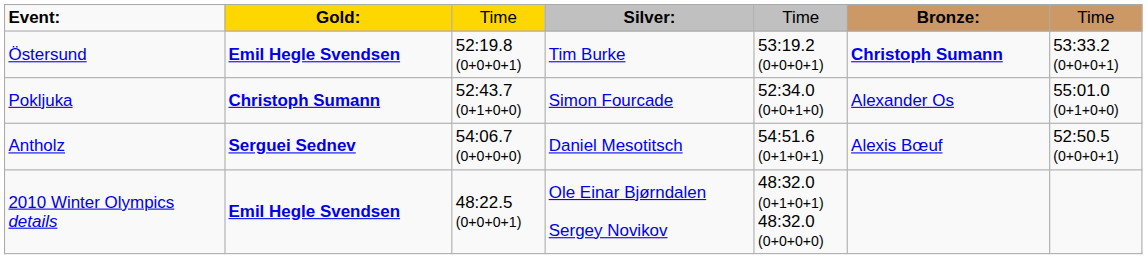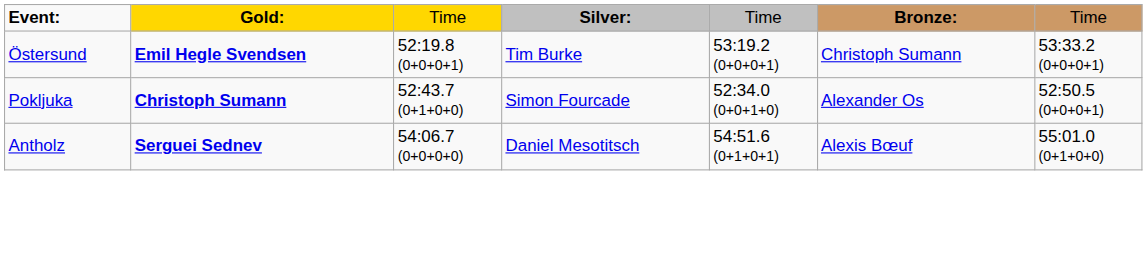(927, 54) bold -> (891, 54) normal
(1086, 100) 55:01.0 (0+1+0+0) -> (1071, 100) 52:50.5 (0+0+0+1)
(1086, 146) 52:50.5 (0+0+0+1) -> (1071, 146) 55:01.0 (0+1+0+0)
- row: (91, 211)
